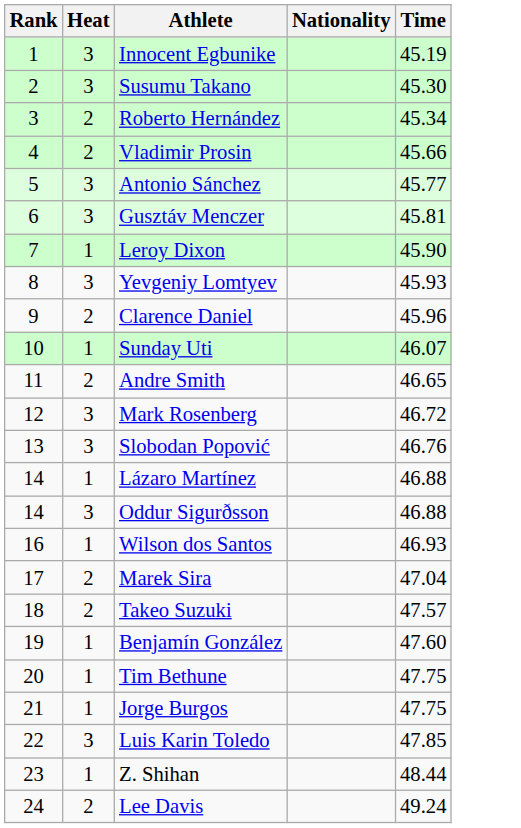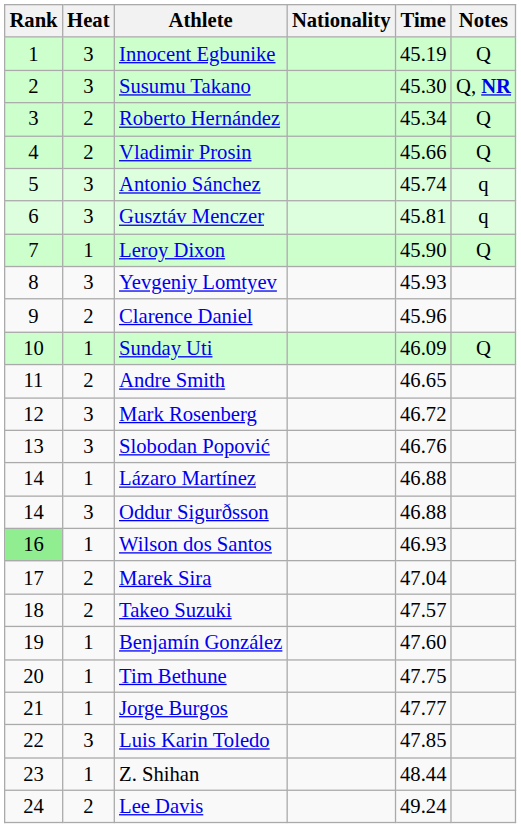+ column: (483, 20)
(423, 184) 45.77 -> (423, 184) 45.74
(423, 348) 46.07 -> (423, 348) 46.09
(33, 544) no background -> (33, 544) lightgreen background
(423, 708) 47.75 -> (423, 708) 47.77
